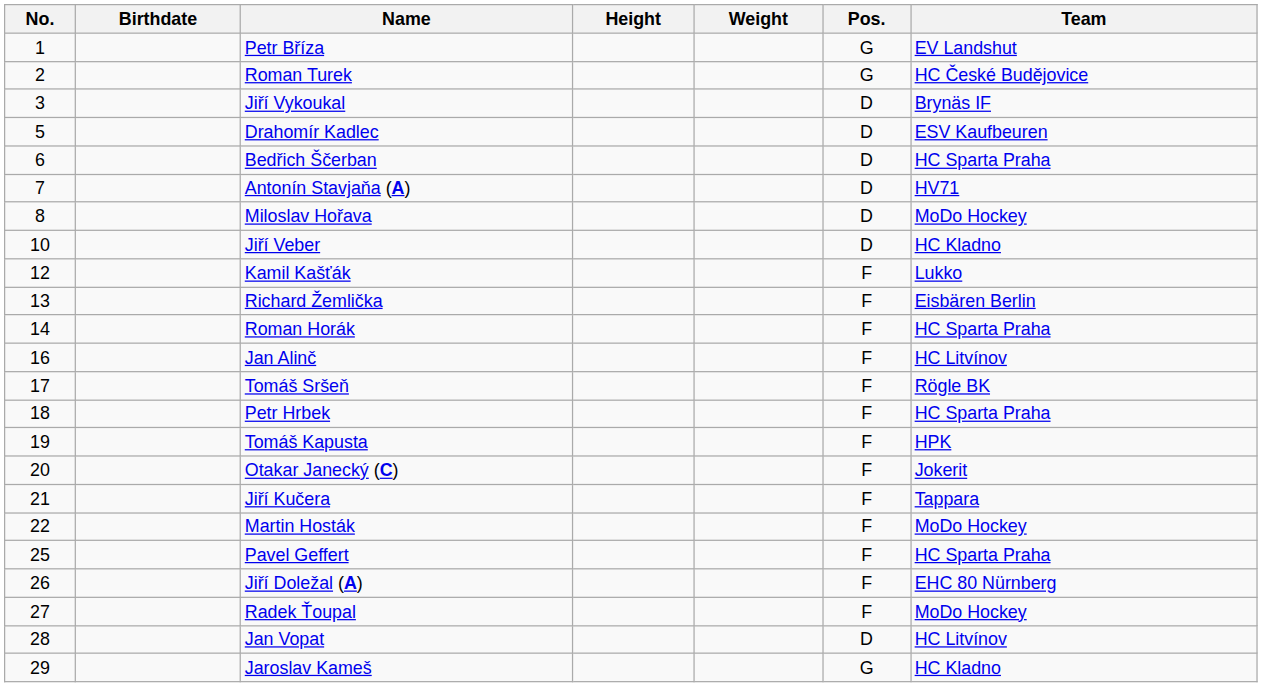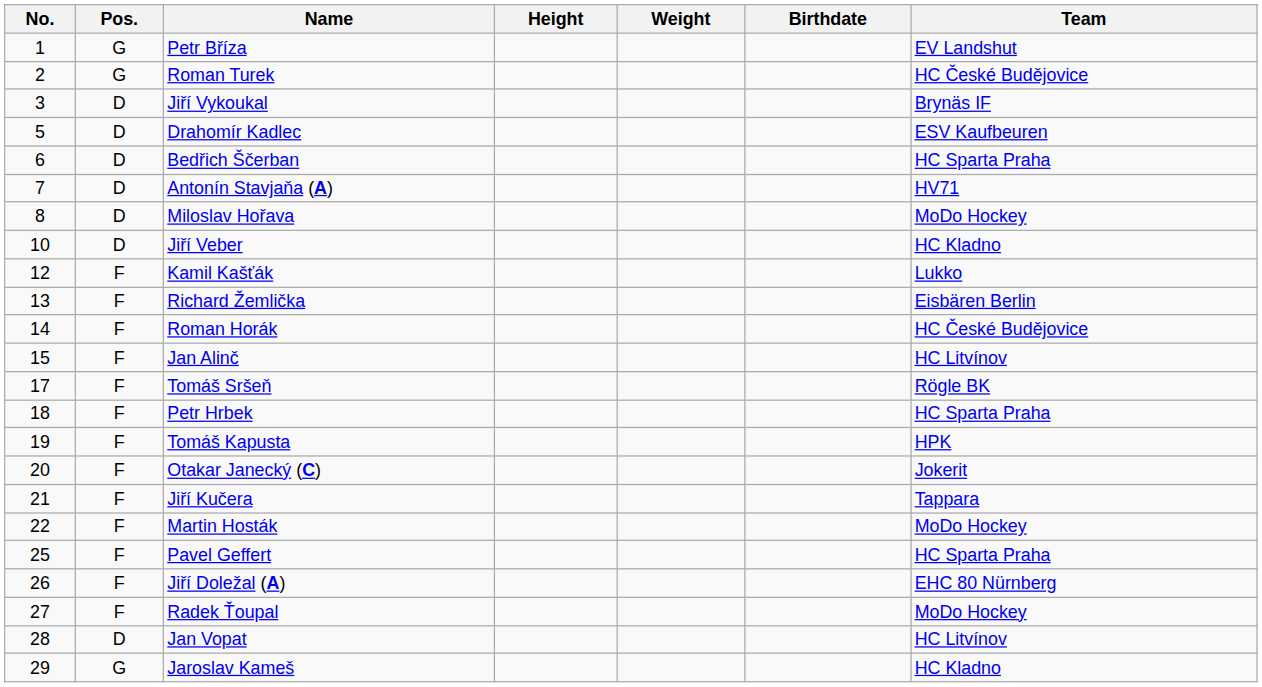columns swapped: (867, 19) <-> (158, 19)
(983, 329) HC Sparta Praha -> (1001, 329) HC České Budějovice
(40, 358) 16 -> (40, 358) 15
